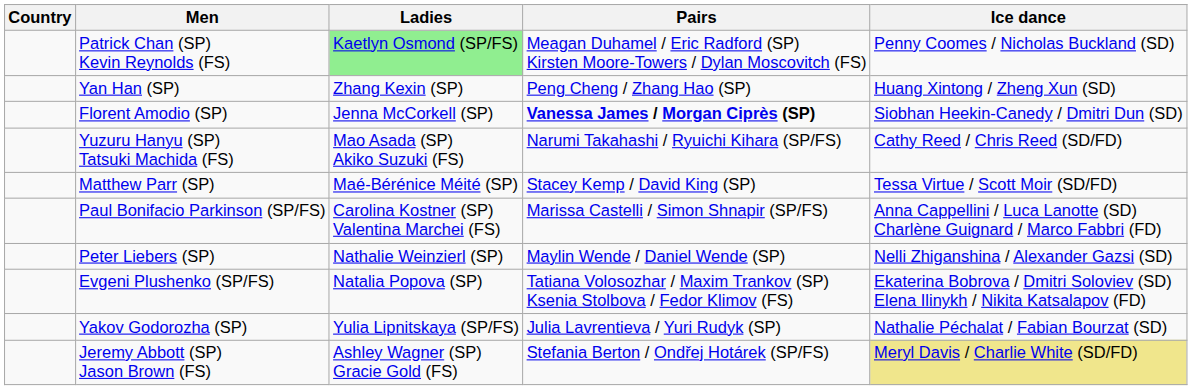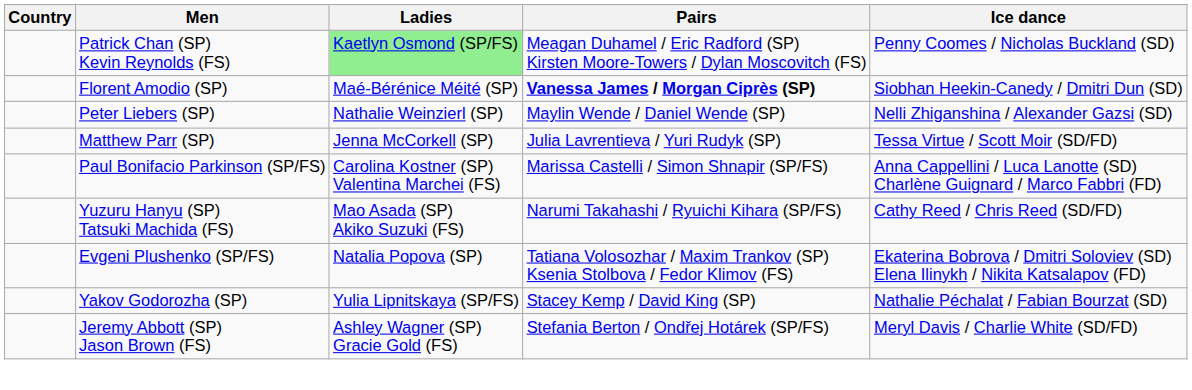- row: (129, 88)
(413, 114) Jenna McCorkell (SP) -> (426, 88) Maé-Bérénice Méité (SP)
rows swapped: (147, 256) <-> (156, 149)
(426, 185) Maé-Bérénice Méité (SP) -> (413, 140) Jenna McCorkell (SP)
(641, 185) Stacey Kemp / David King (SP) -> (654, 140) Julia Lavrentieva / Yuri Rudyk (SP)
(654, 326) Julia Lavrentieva / Yuri Rudyk (SP) -> (641, 300) Stacey Kemp / David King (SP)
(1006, 353) khaki background -> (1006, 326) no background
